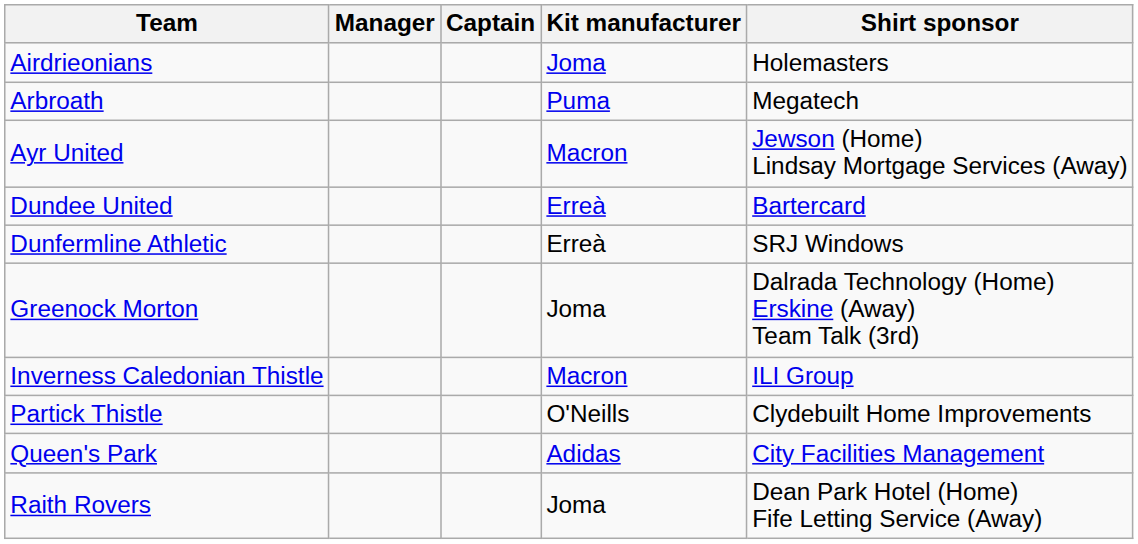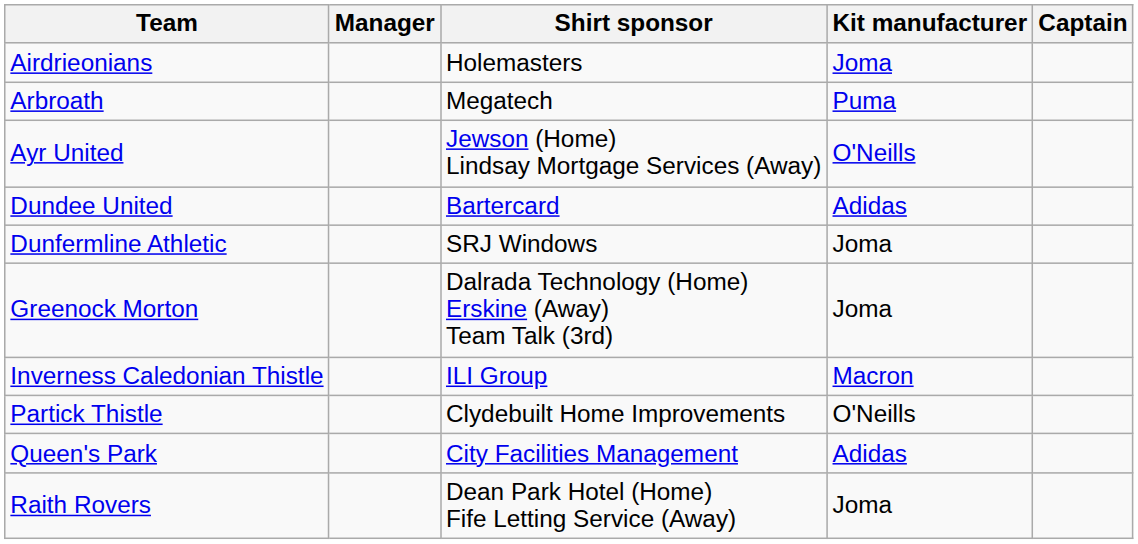columns swapped: (491, 23) <-> (940, 23)
(587, 153) Macron -> (874, 153) O'Neills
(576, 205) Erreà -> (870, 205) Adidas
(576, 243) Erreà -> (862, 243) Joma
